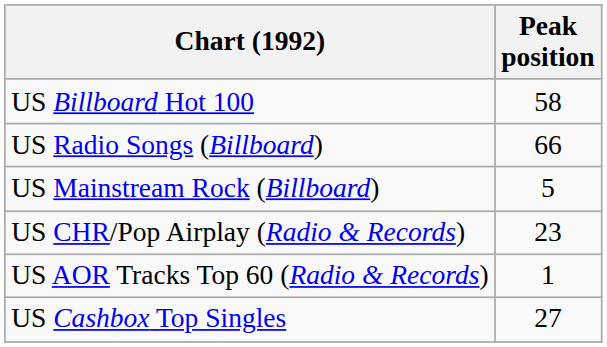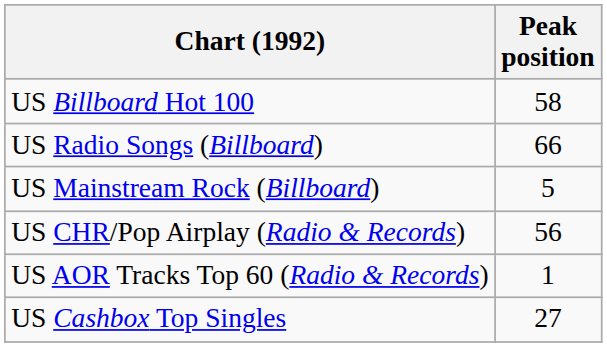(548, 231) 23 -> (548, 231) 56
